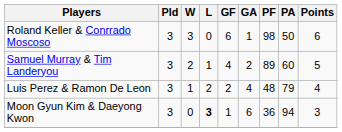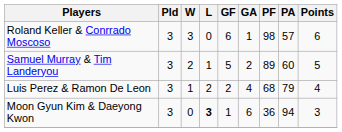(288, 36) 50 -> (288, 36) 57
(228, 65) 4 -> (228, 65) 5
(269, 89) 48 -> (269, 89) 68
